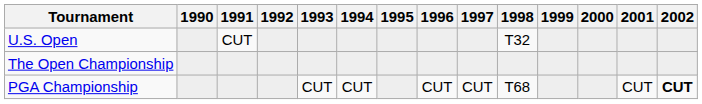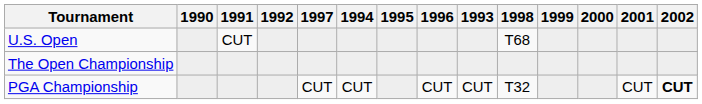columns swapped: (317, 16) <-> (477, 16)
(517, 40) T32 -> (517, 40) T68
(517, 87) T68 -> (517, 87) T32
